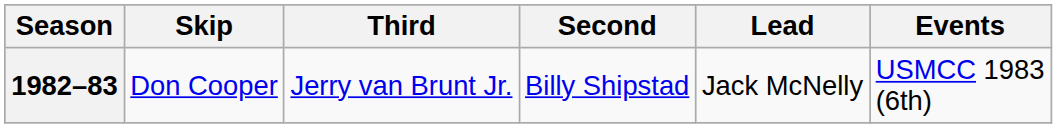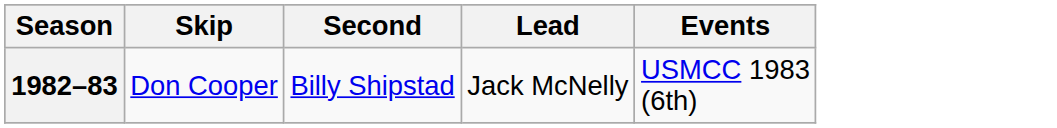- column: (401, 26)
